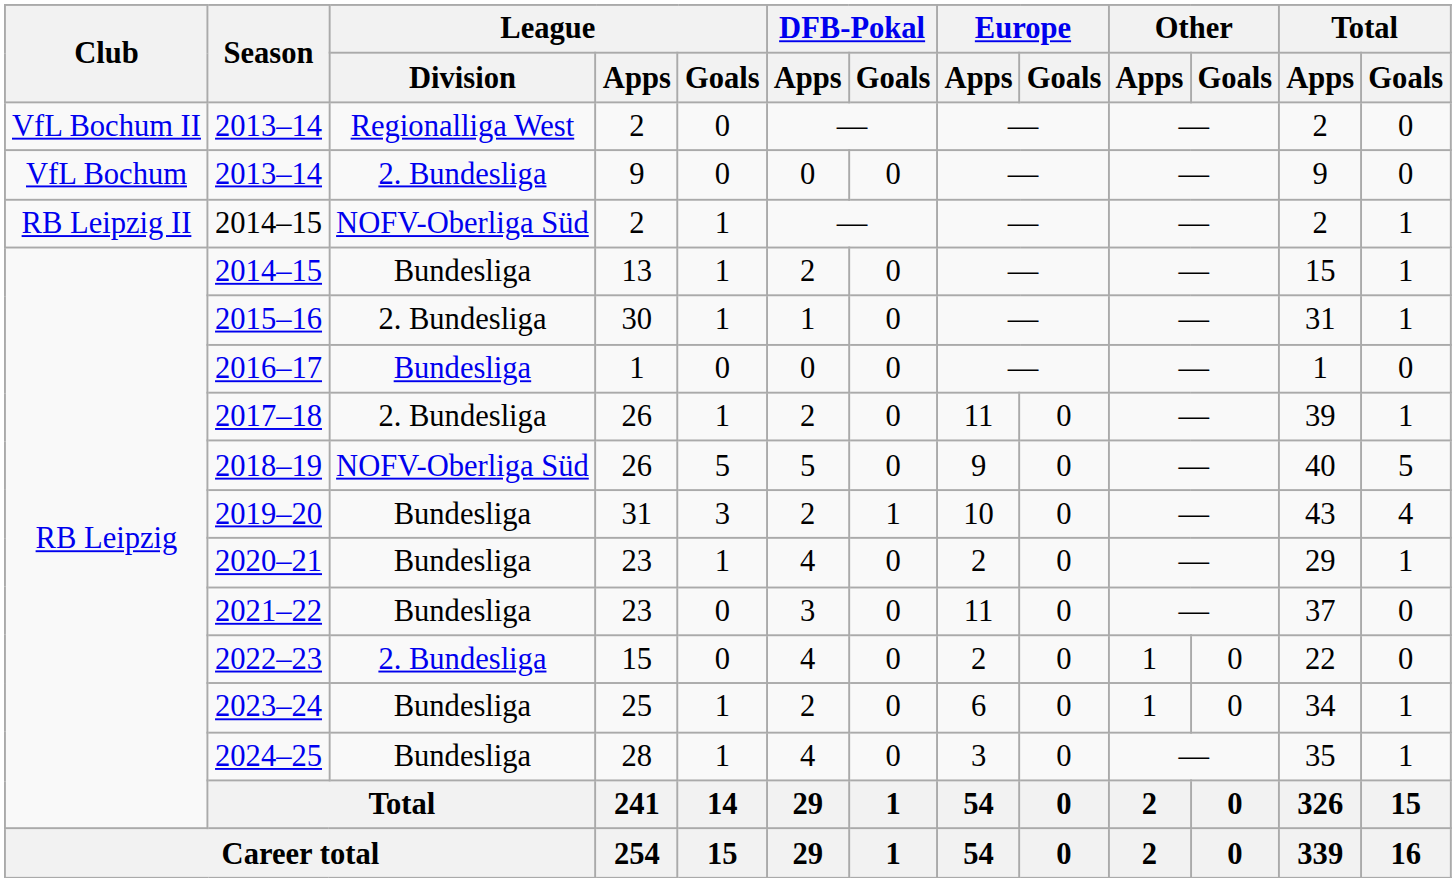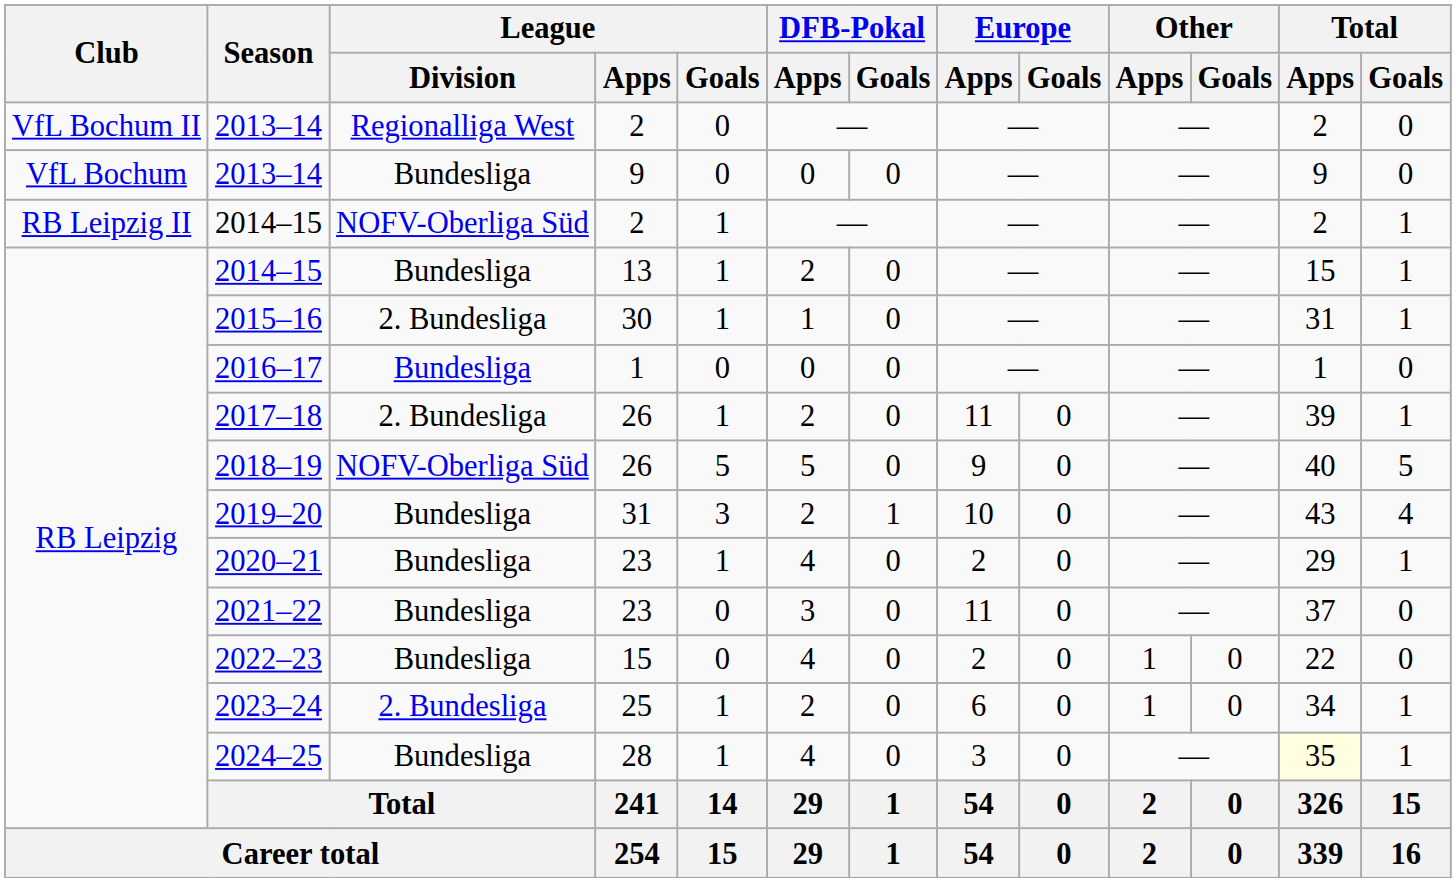(462, 174) 2. Bundesliga -> (462, 174) Bundesliga
(462, 658) 2. Bundesliga -> (462, 658) Bundesliga
(462, 707) Bundesliga -> (462, 707) 2. Bundesliga
(1320, 755) no background -> (1320, 755) lightyellow background
